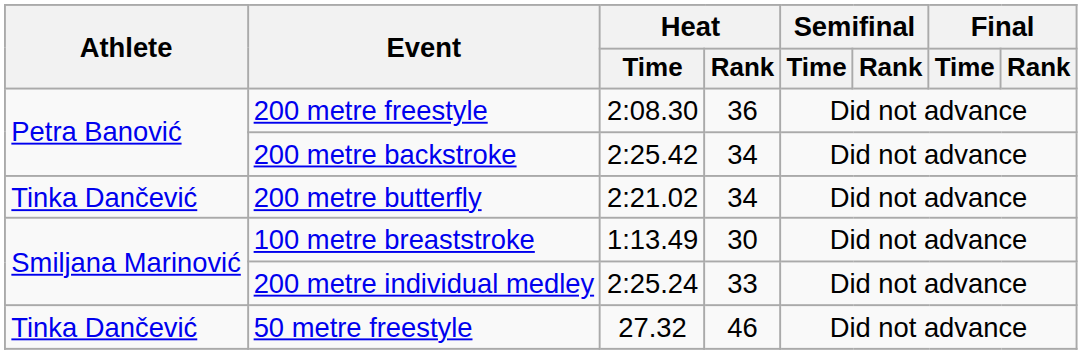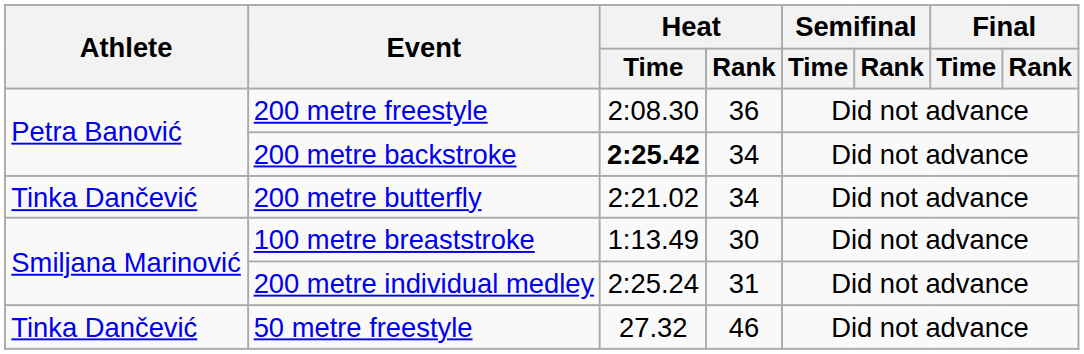(653, 154) normal -> (653, 154) bold
(742, 284) 33 -> (744, 284) 31
